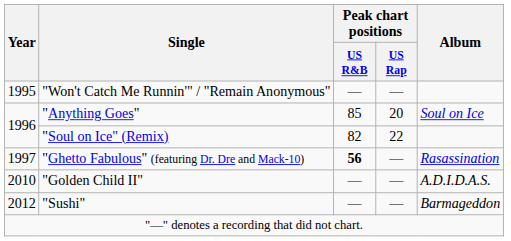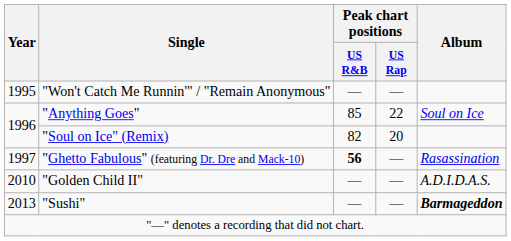(396, 114) 20 -> (396, 114) 22
(396, 136) 22 -> (396, 136) 20
(22, 203) 2012 -> (22, 203) 2013
(460, 203) normal -> (461, 203) bold
